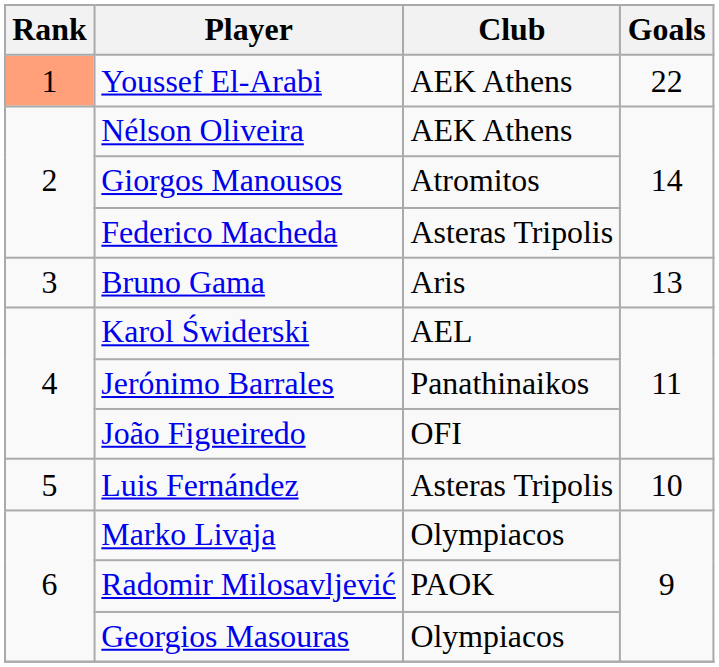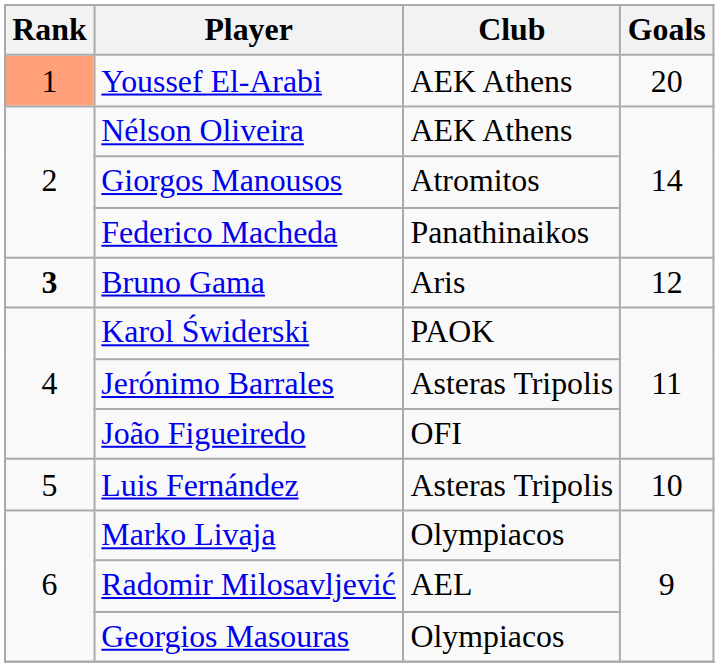(667, 80) 22 -> (667, 80) 20
(512, 231) Asteras Tripolis -> (500, 231) Panathinaikos
(49, 282) normal -> (49, 282) bold
(667, 282) 13 -> (667, 282) 12
(441, 332) AEL -> (452, 332) PAOK
(500, 383) Panathinaikos -> (512, 383) Asteras Tripolis
(452, 585) PAOK -> (441, 585) AEL
